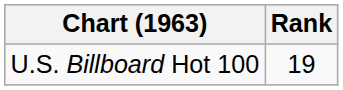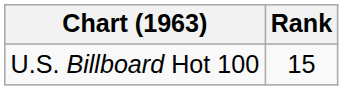(301, 64) 19 -> (301, 64) 15
